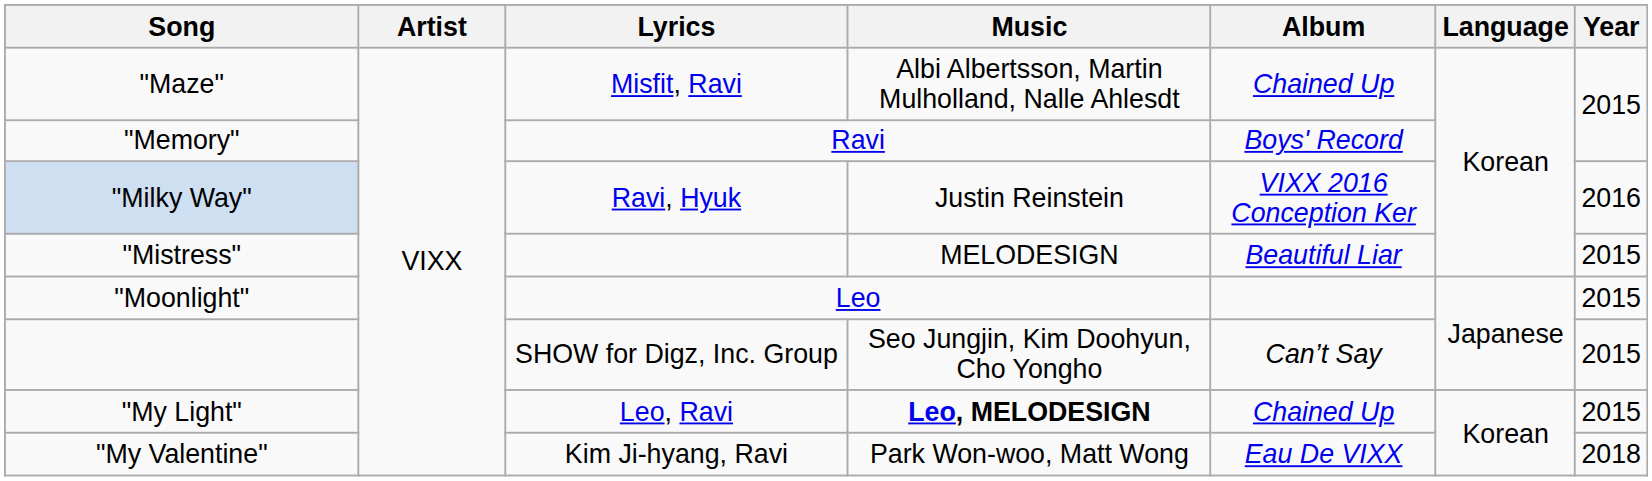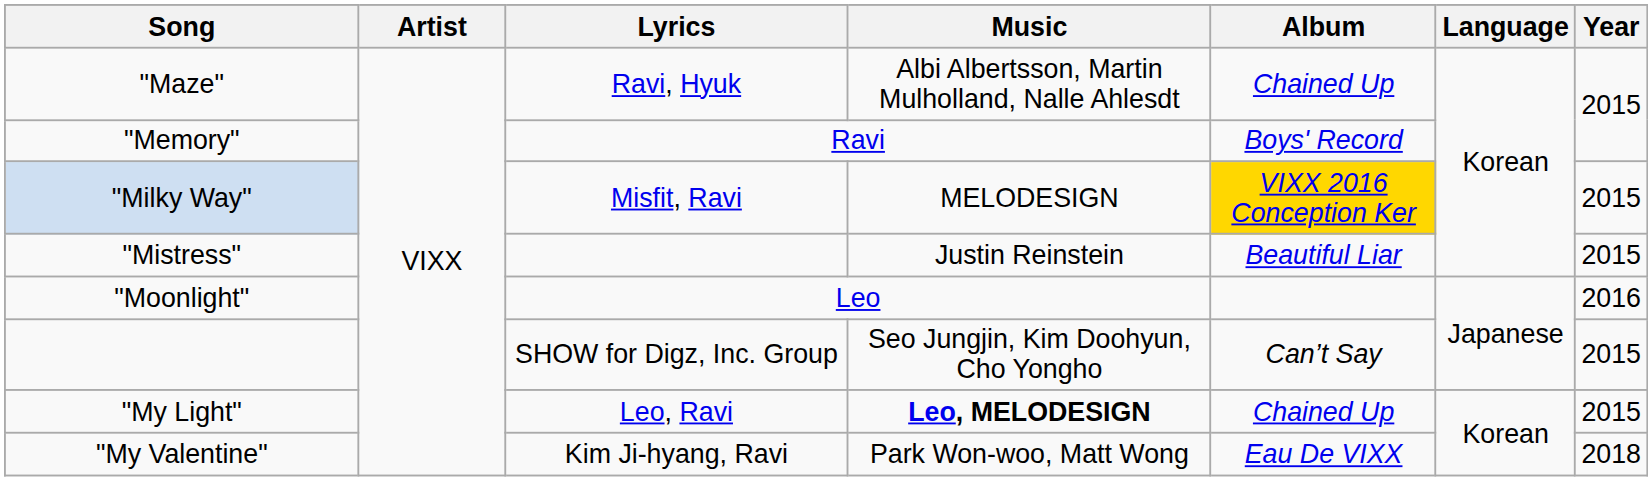(676, 83) Misfit, Ravi -> (676, 83) Ravi, Hyuk
(676, 198) Ravi, Hyuk -> (676, 198) Misfit, Ravi
(1029, 198) Justin Reinstein -> (1029, 198) MELODESIGN
(1324, 198) no background -> (1324, 198) gold background
(1611, 198) 2016 -> (1611, 198) 2015
(1029, 255) MELODESIGN -> (1029, 255) Justin Reinstein
(1611, 297) 2015 -> (1611, 297) 2016
